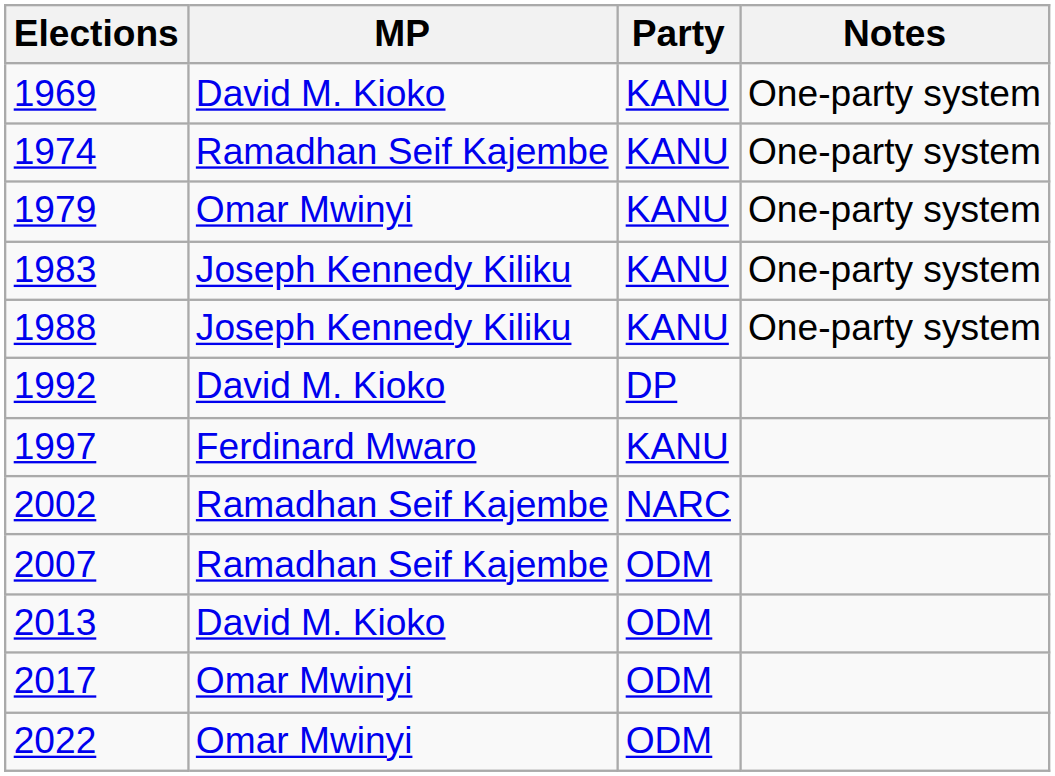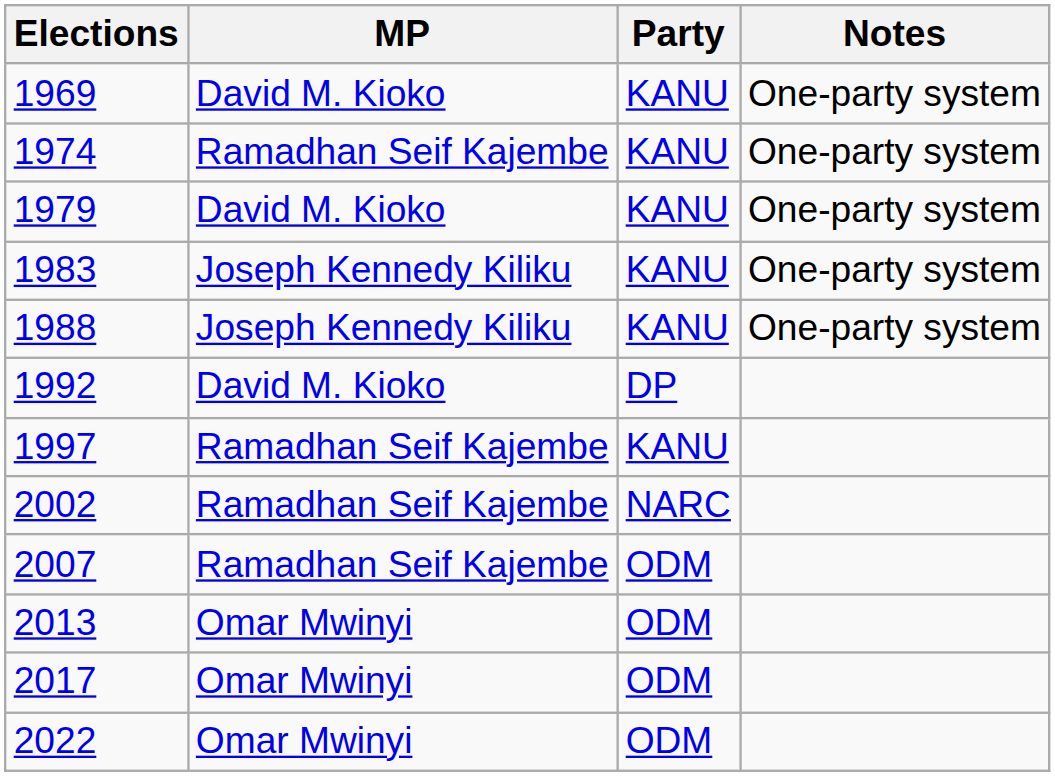(304, 210) Omar Mwinyi -> (321, 210) David M. Kioko
(336, 446) Ferdinard Mwaro -> (402, 446) Ramadhan Seif Kajembe
(321, 622) David M. Kioko -> (304, 622) Omar Mwinyi
